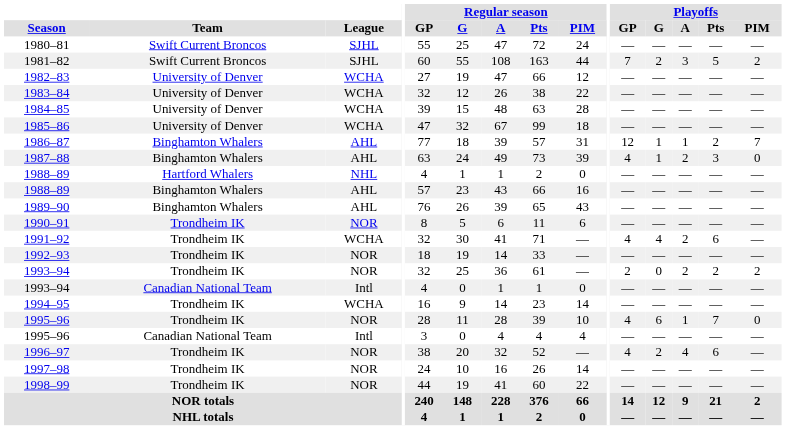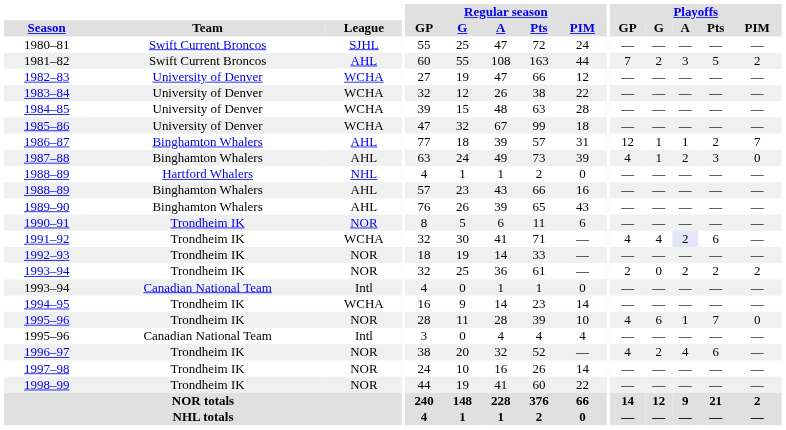(364, 60) SJHL -> (364, 60) AHL
(685, 238) no background -> (685, 238) lavender background
